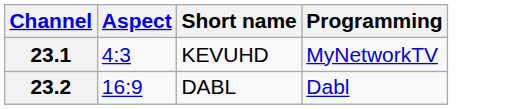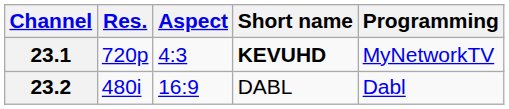+ column: (125, 21)
(225, 54) normal -> (282, 54) bold
